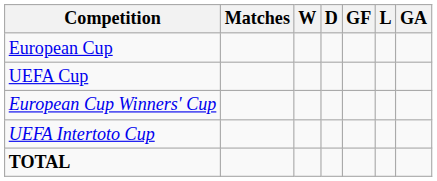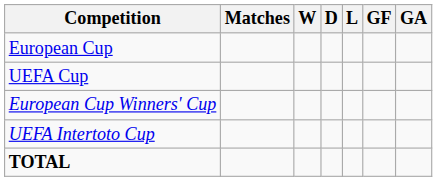columns swapped: (386, 18) <-> (359, 18)
